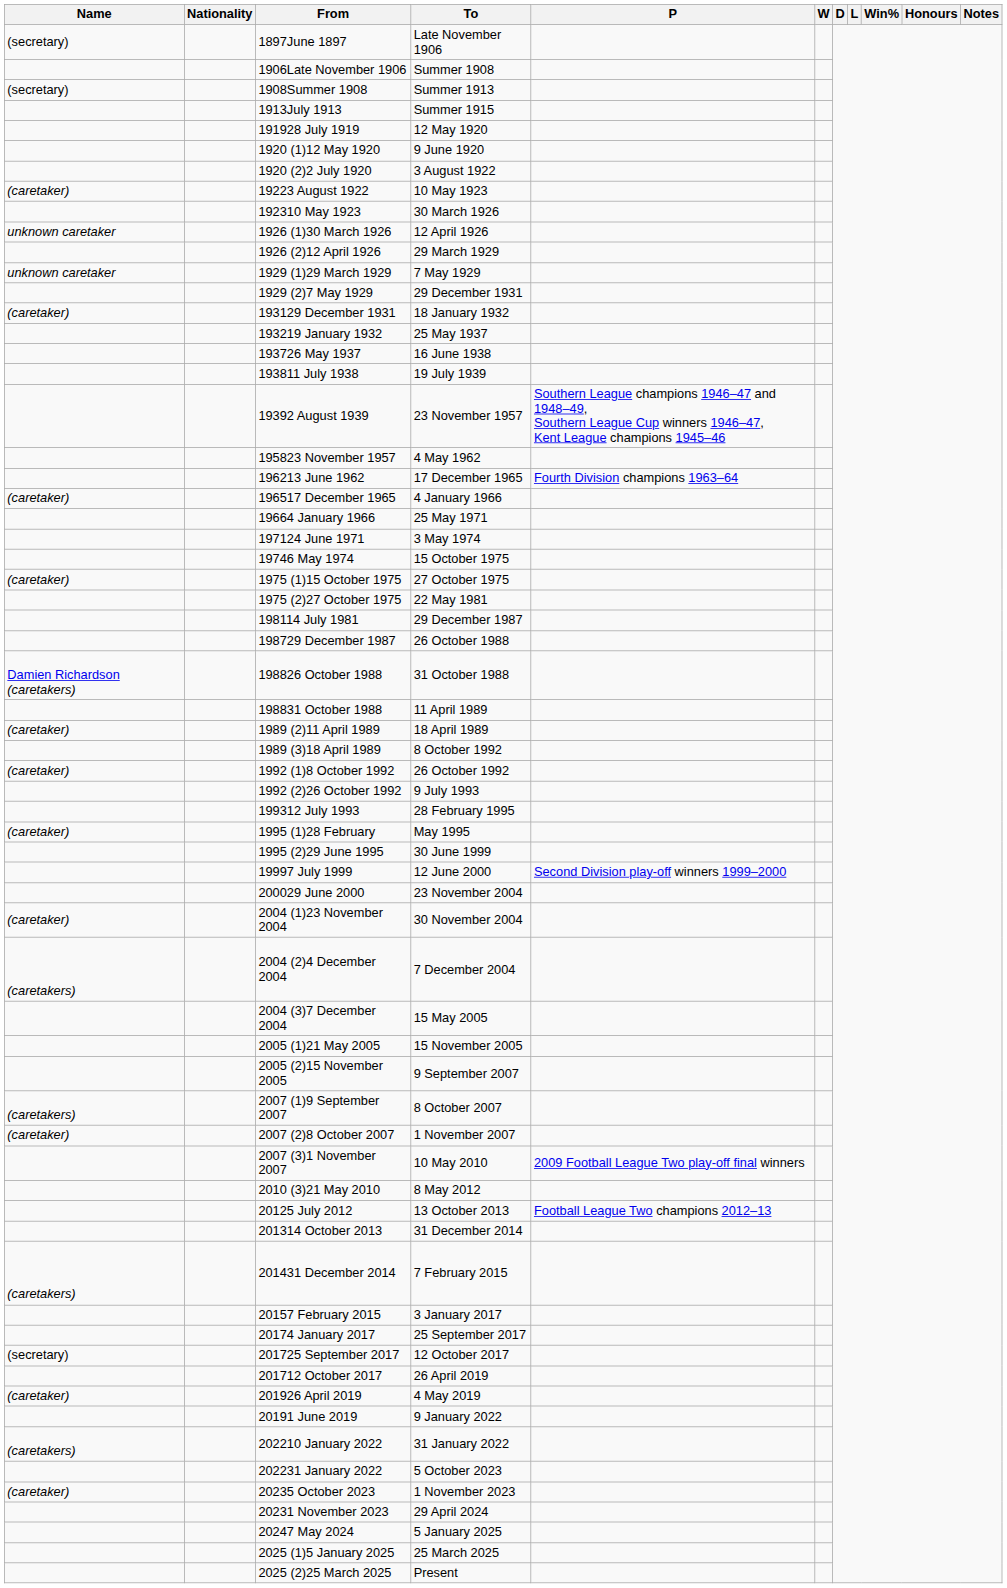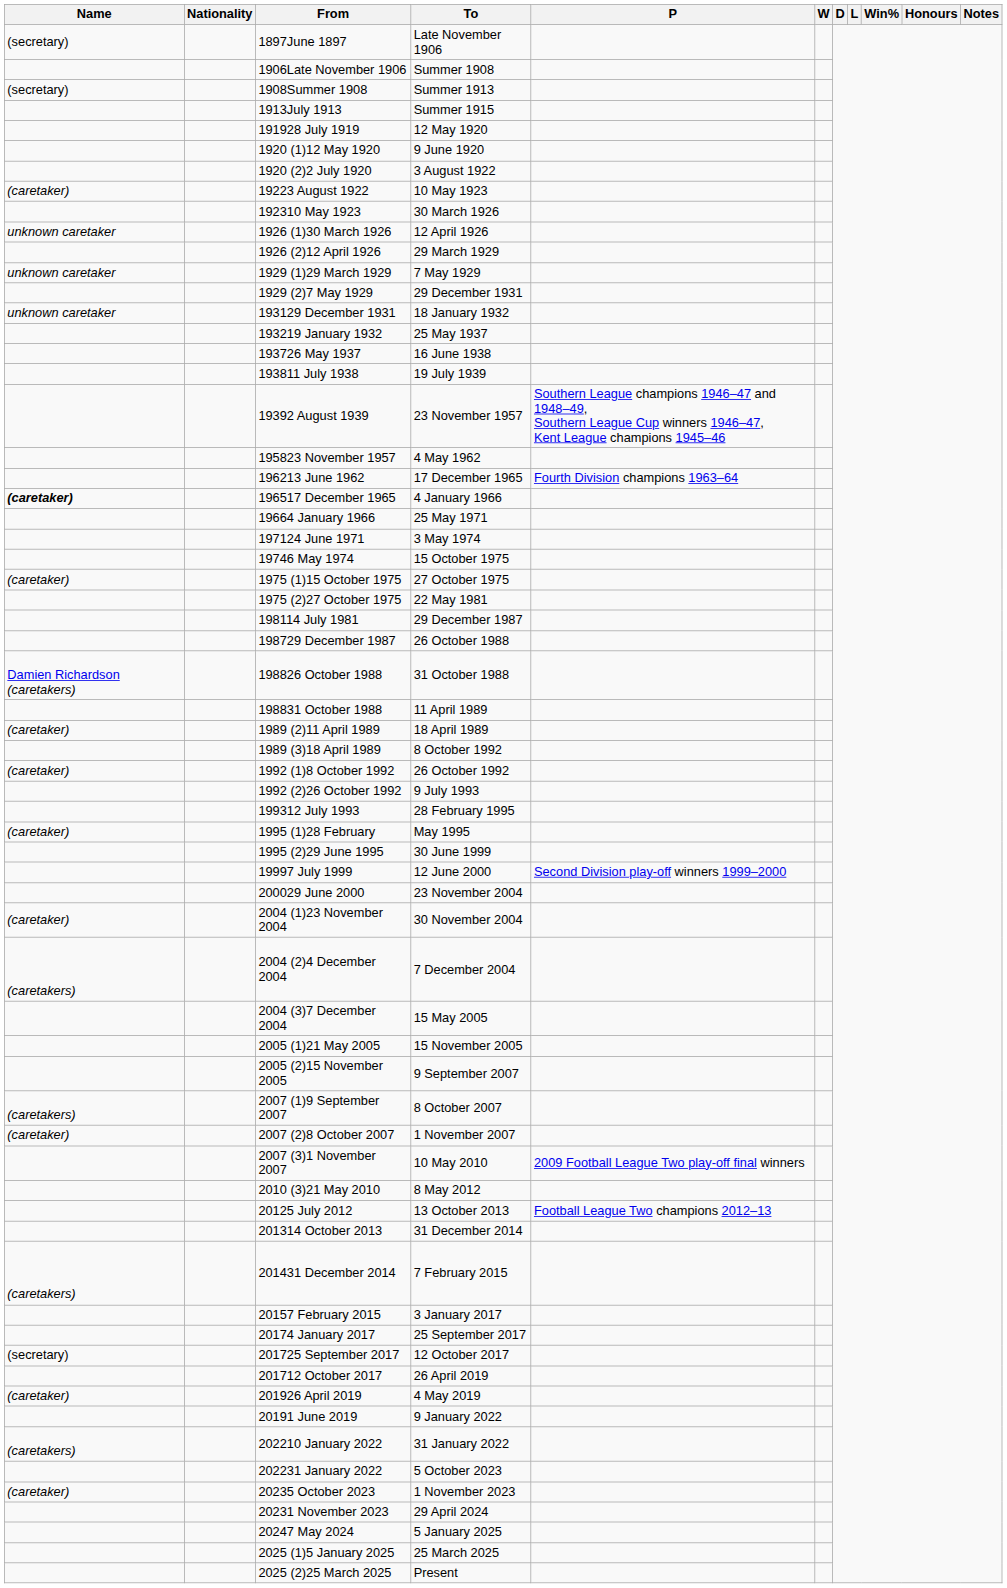(38, 313) (caretaker) -> (61, 313) unknown caretaker
(38, 498) normal -> (40, 498) bold
